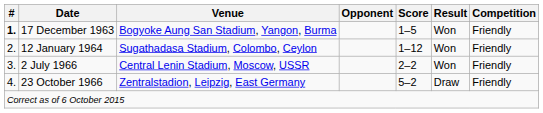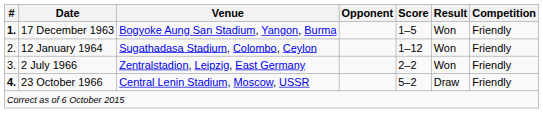(214, 65) Central Lenin Stadium, Moscow, USSR -> (212, 65) Zentralstadion, Leipzig, East Germany
(11, 83) normal -> (11, 83) bold
(212, 83) Zentralstadion, Leipzig, East Germany -> (214, 83) Central Lenin Stadium, Moscow, USSR
